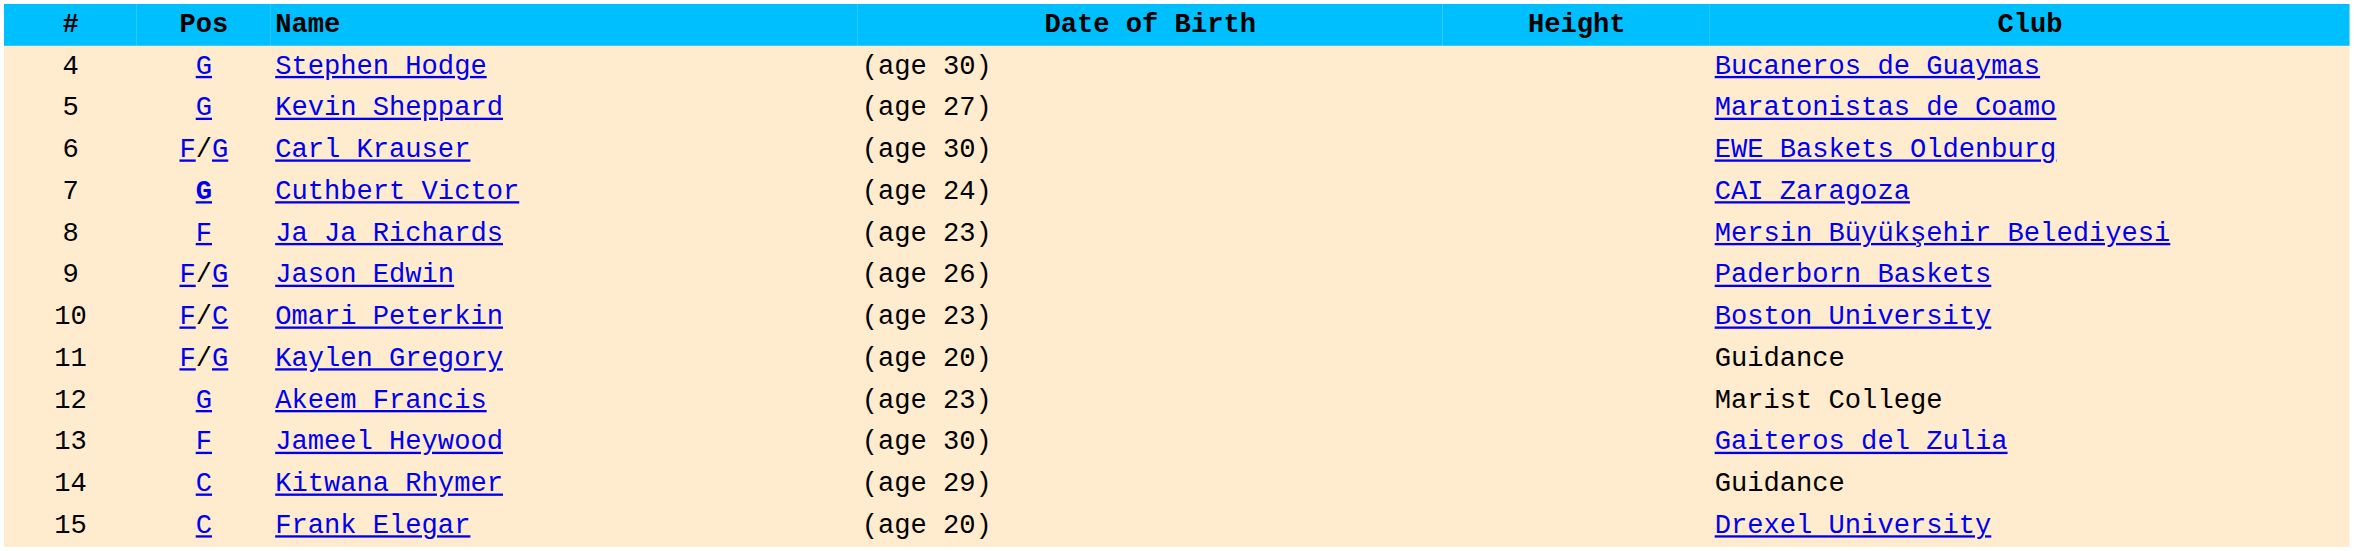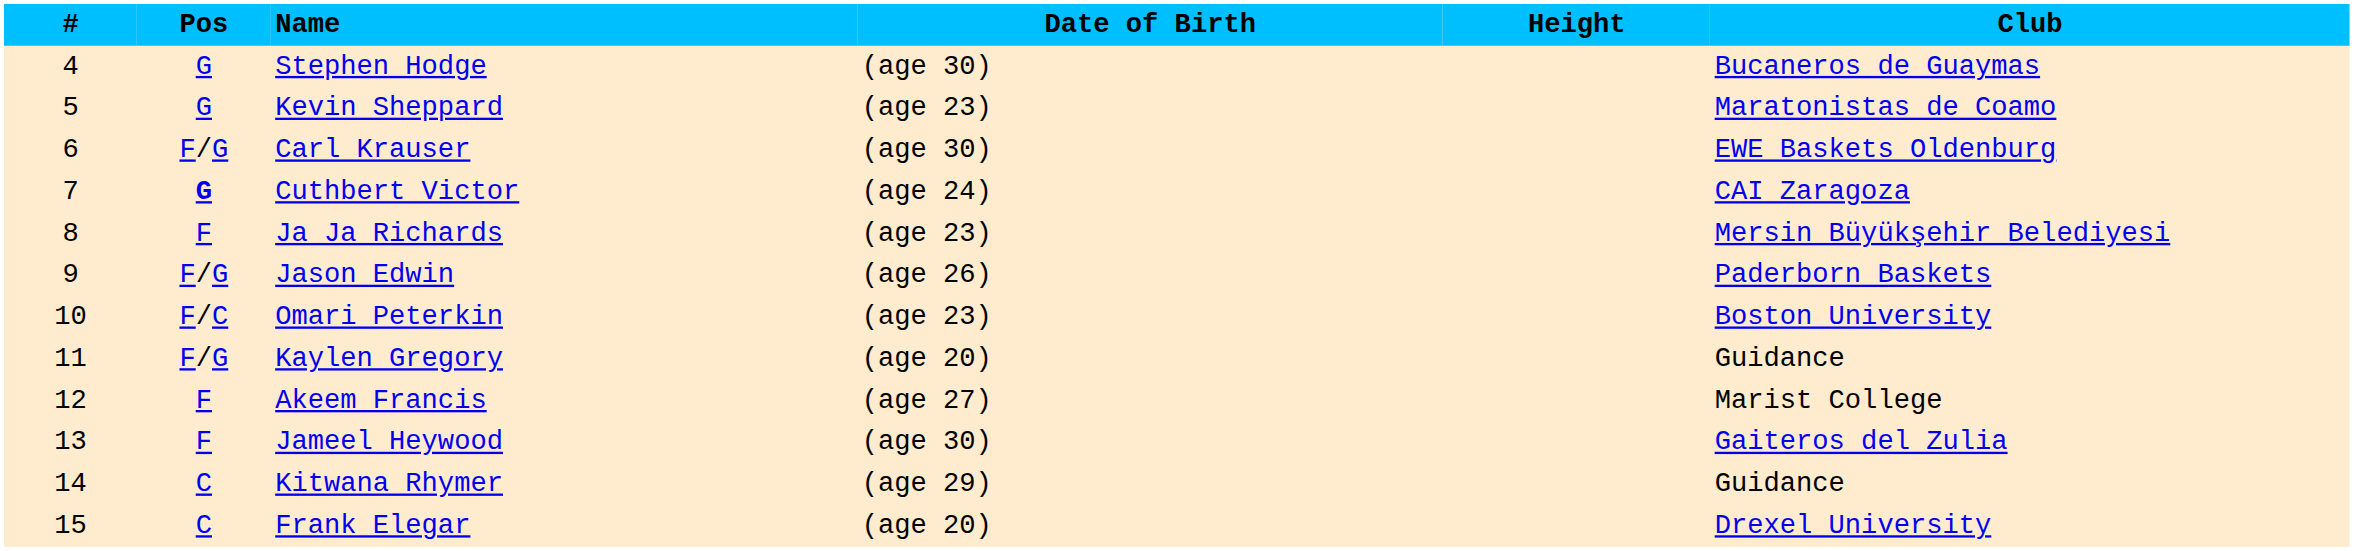(927, 108) (age 27) -> (927, 108) (age 23)
(204, 401) G -> (204, 401) F
(927, 401) (age 23) -> (927, 401) (age 27)
